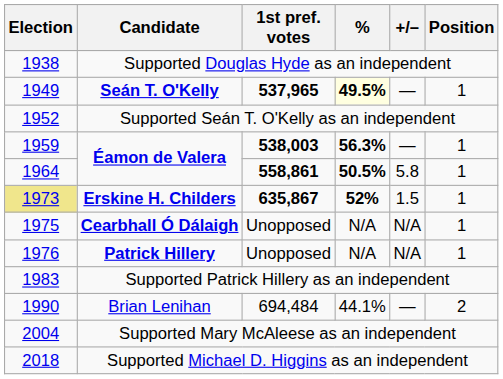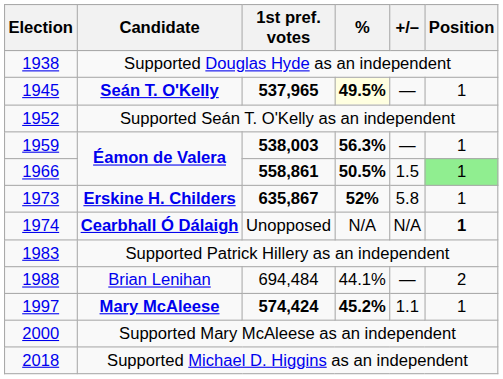(41, 90) 1949 -> (41, 90) 1945
(41, 171) 1964 -> (41, 171) 1966
(407, 171) 5.8 -> (407, 171) 1.5
(462, 171) no background -> (462, 171) lightgreen background
(41, 198) khaki background -> (41, 198) no background
(407, 198) 1.5 -> (407, 198) 5.8
(41, 225) 1975 -> (41, 225) 1974
(462, 225) normal -> (462, 225) bold
- row: (160, 252)
(41, 306) 1990 -> (41, 279) 1988
+ row: (160, 306)
(41, 333) 2004 -> (41, 333) 2000
